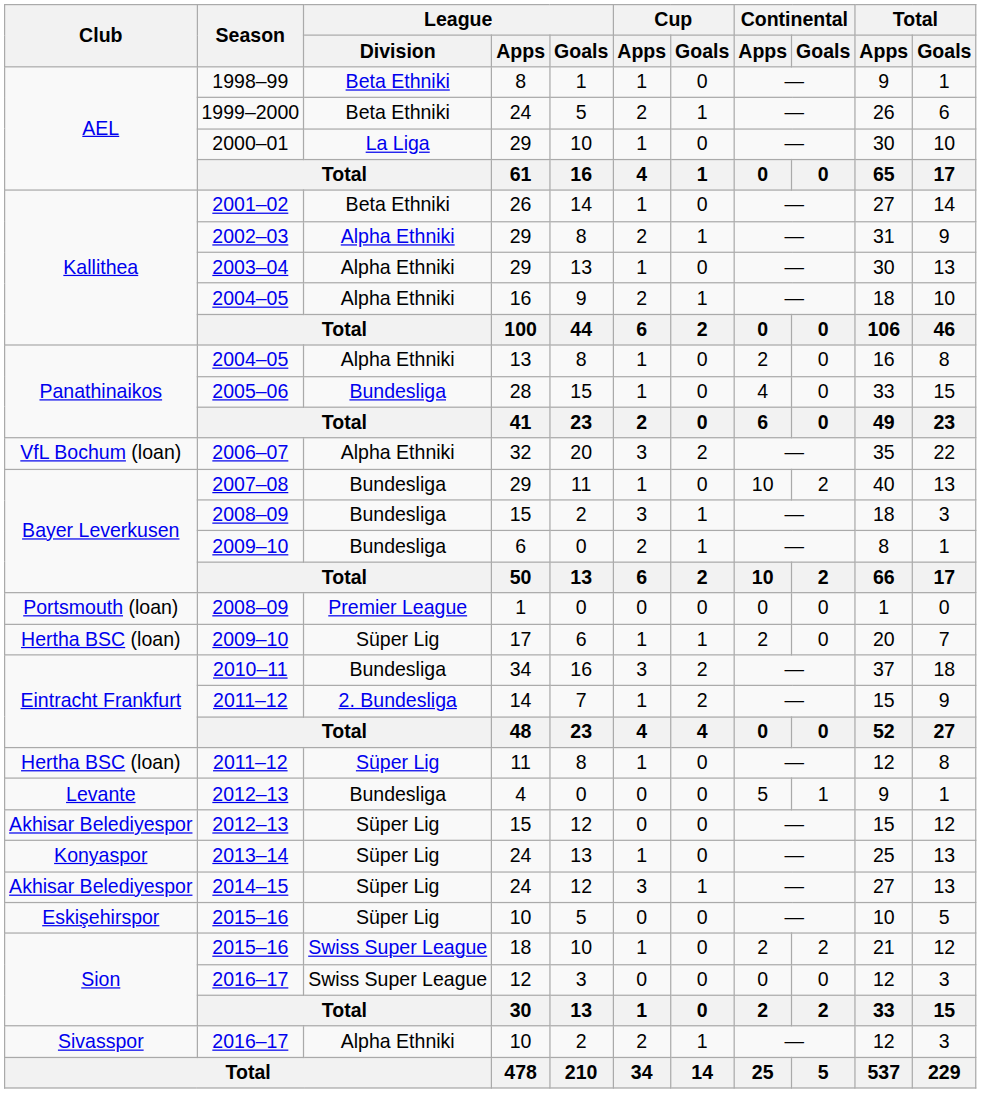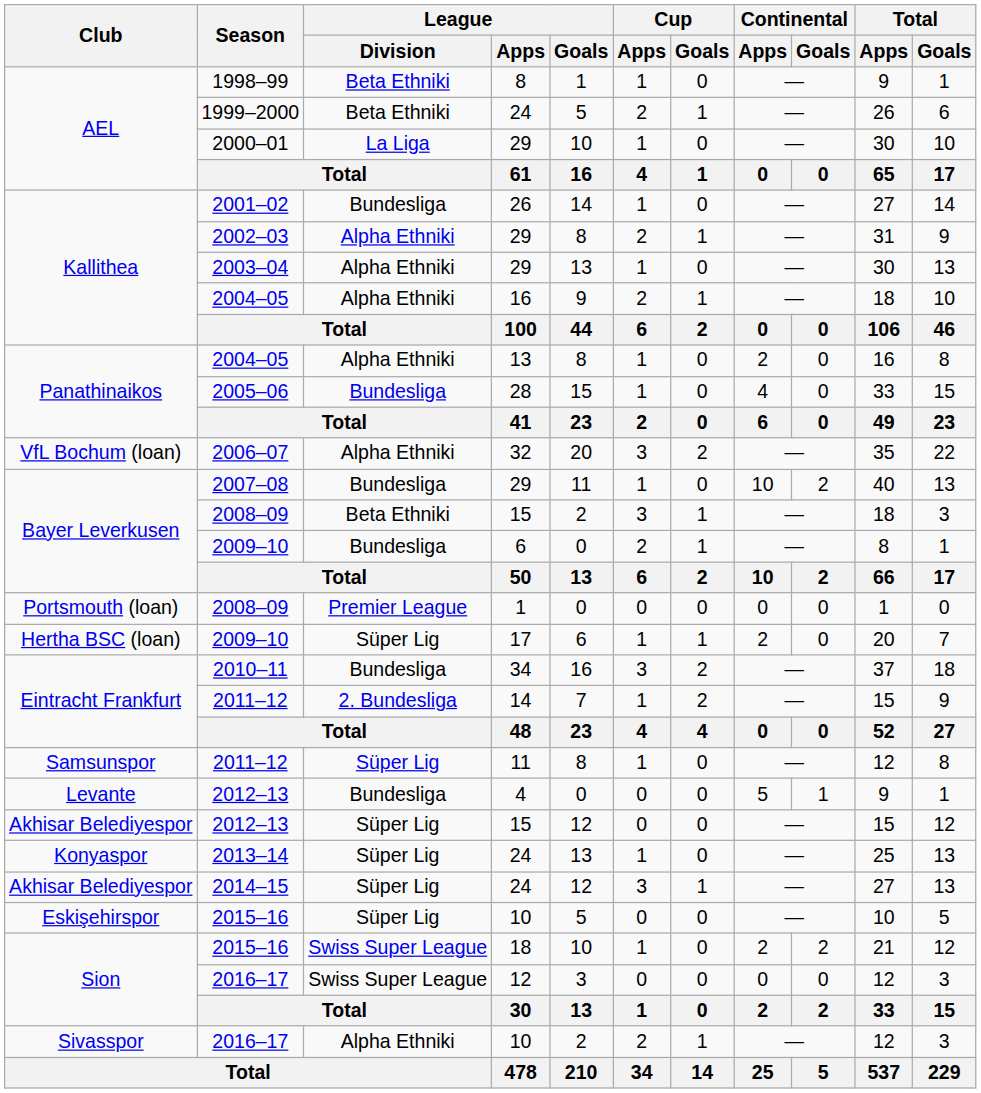(398, 205) Beta Ethniki -> (398, 205) Bundesliga
(398, 515) Bundesliga -> (398, 515) Beta Ethniki
(101, 762) Hertha BSC (loan) -> (101, 762) Samsunspor
